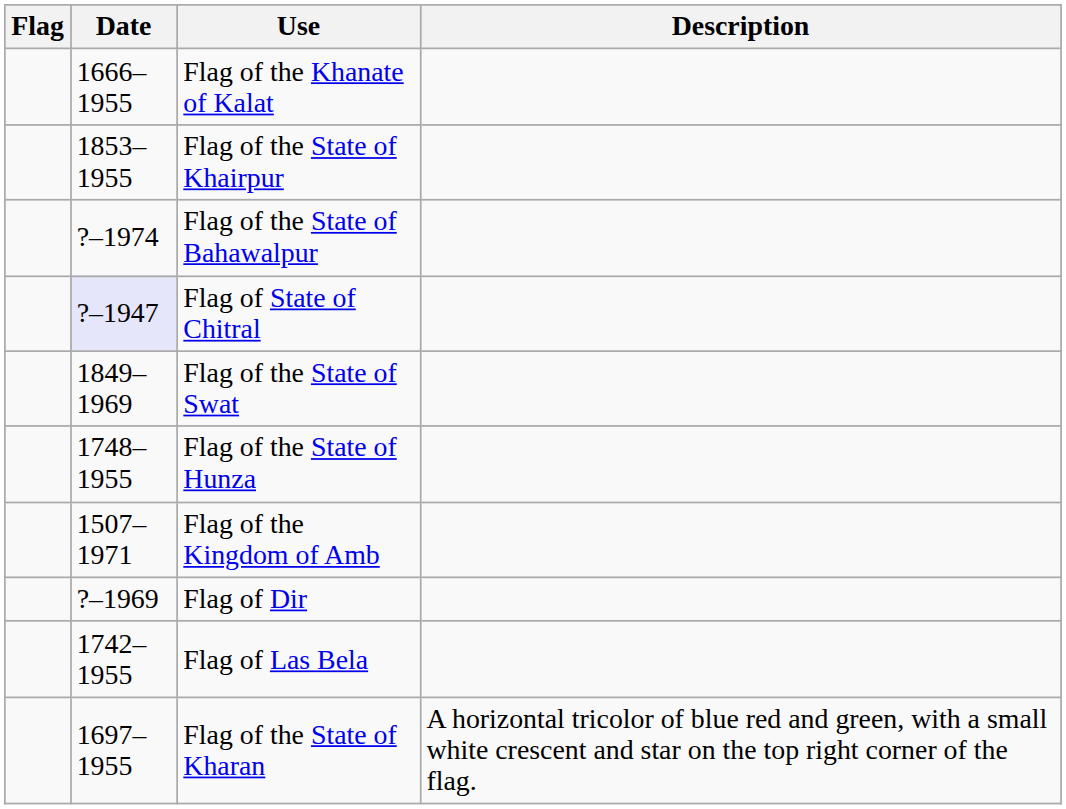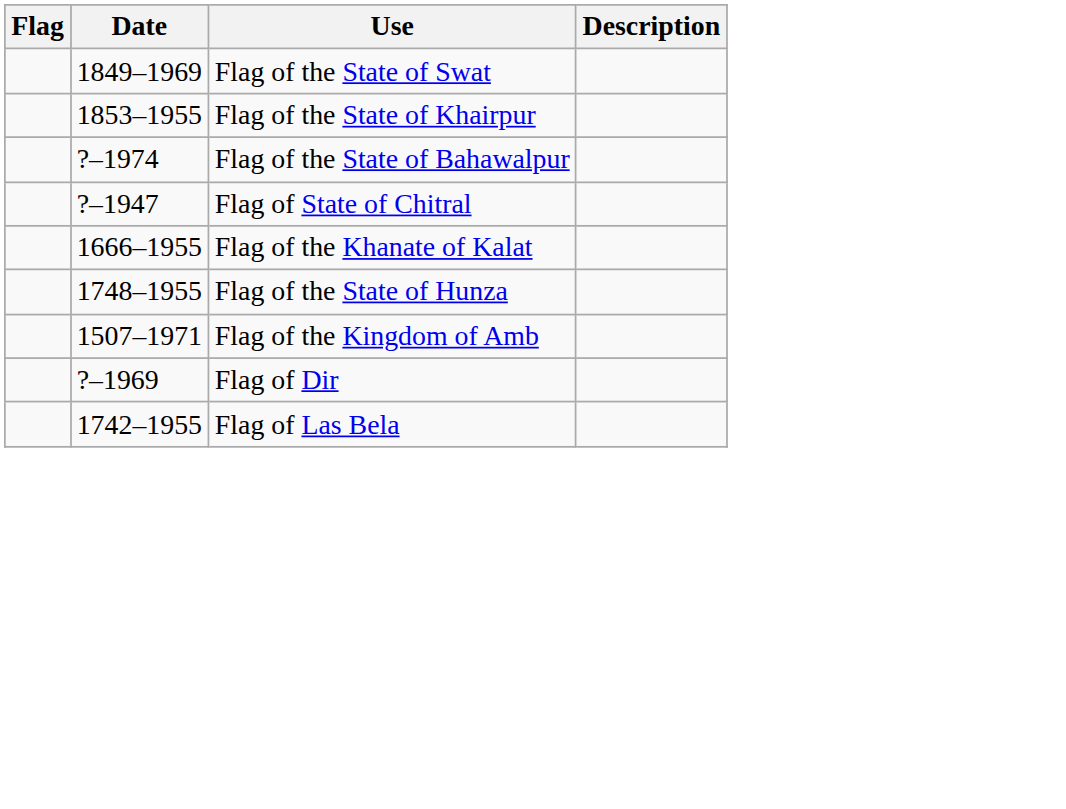rows swapped: (294, 86) <-> (290, 388)
(118, 312) lavender background -> (118, 203) no background
- row: (290, 749)
